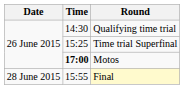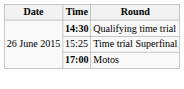(77, 28) normal -> (77, 28) bold
- row: (104, 76)
